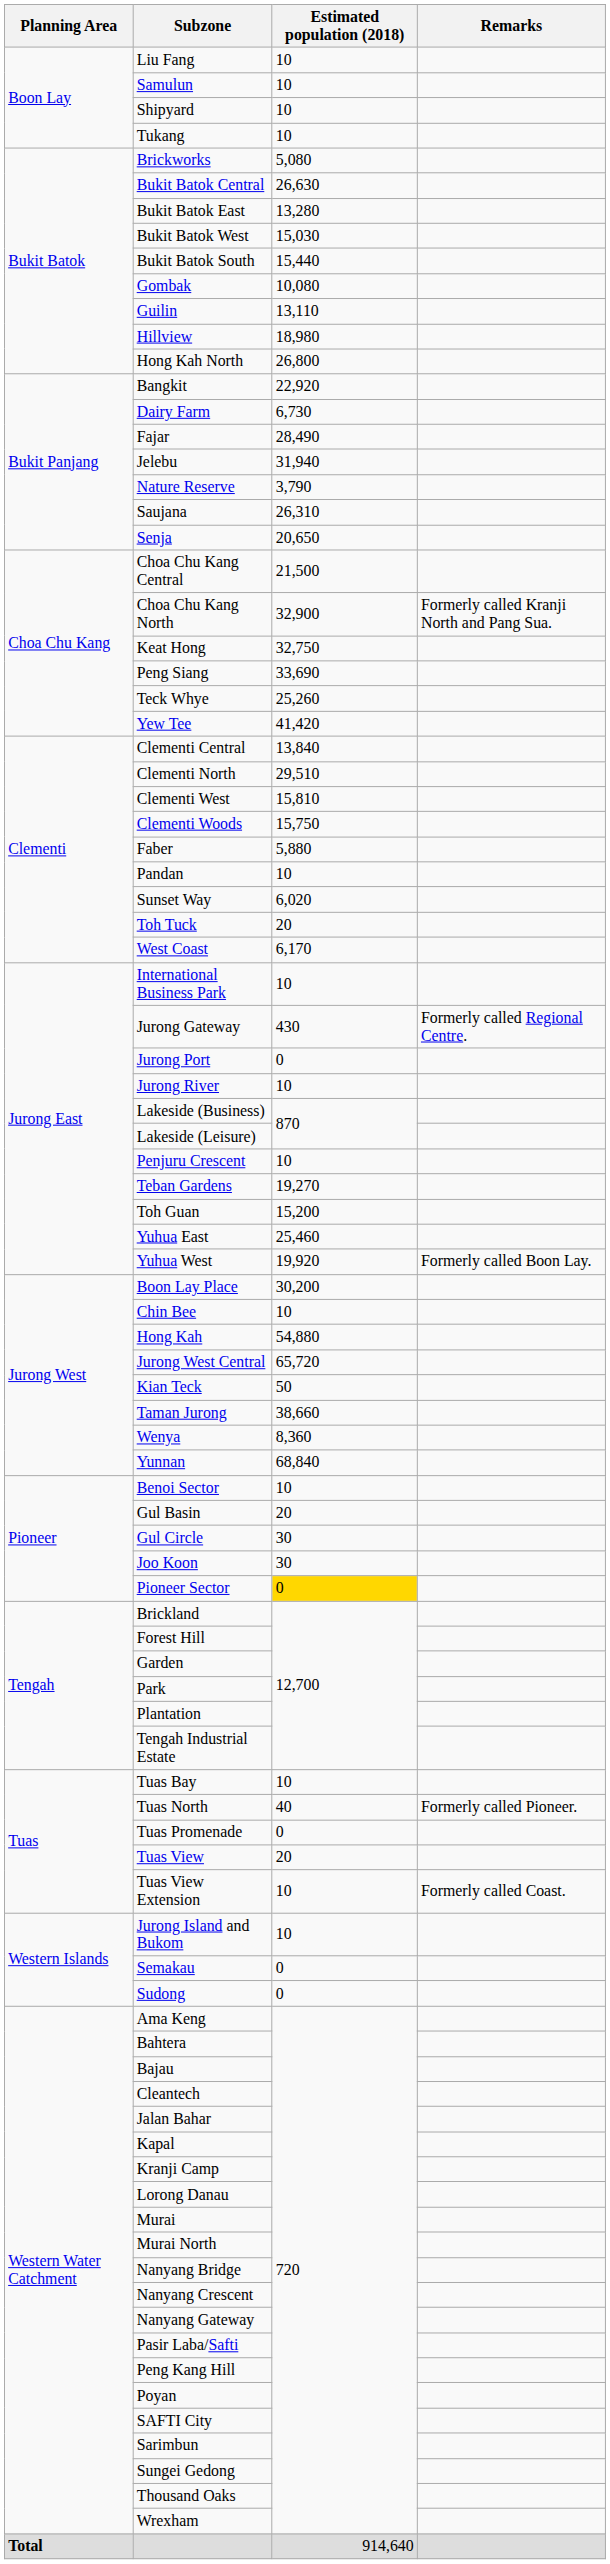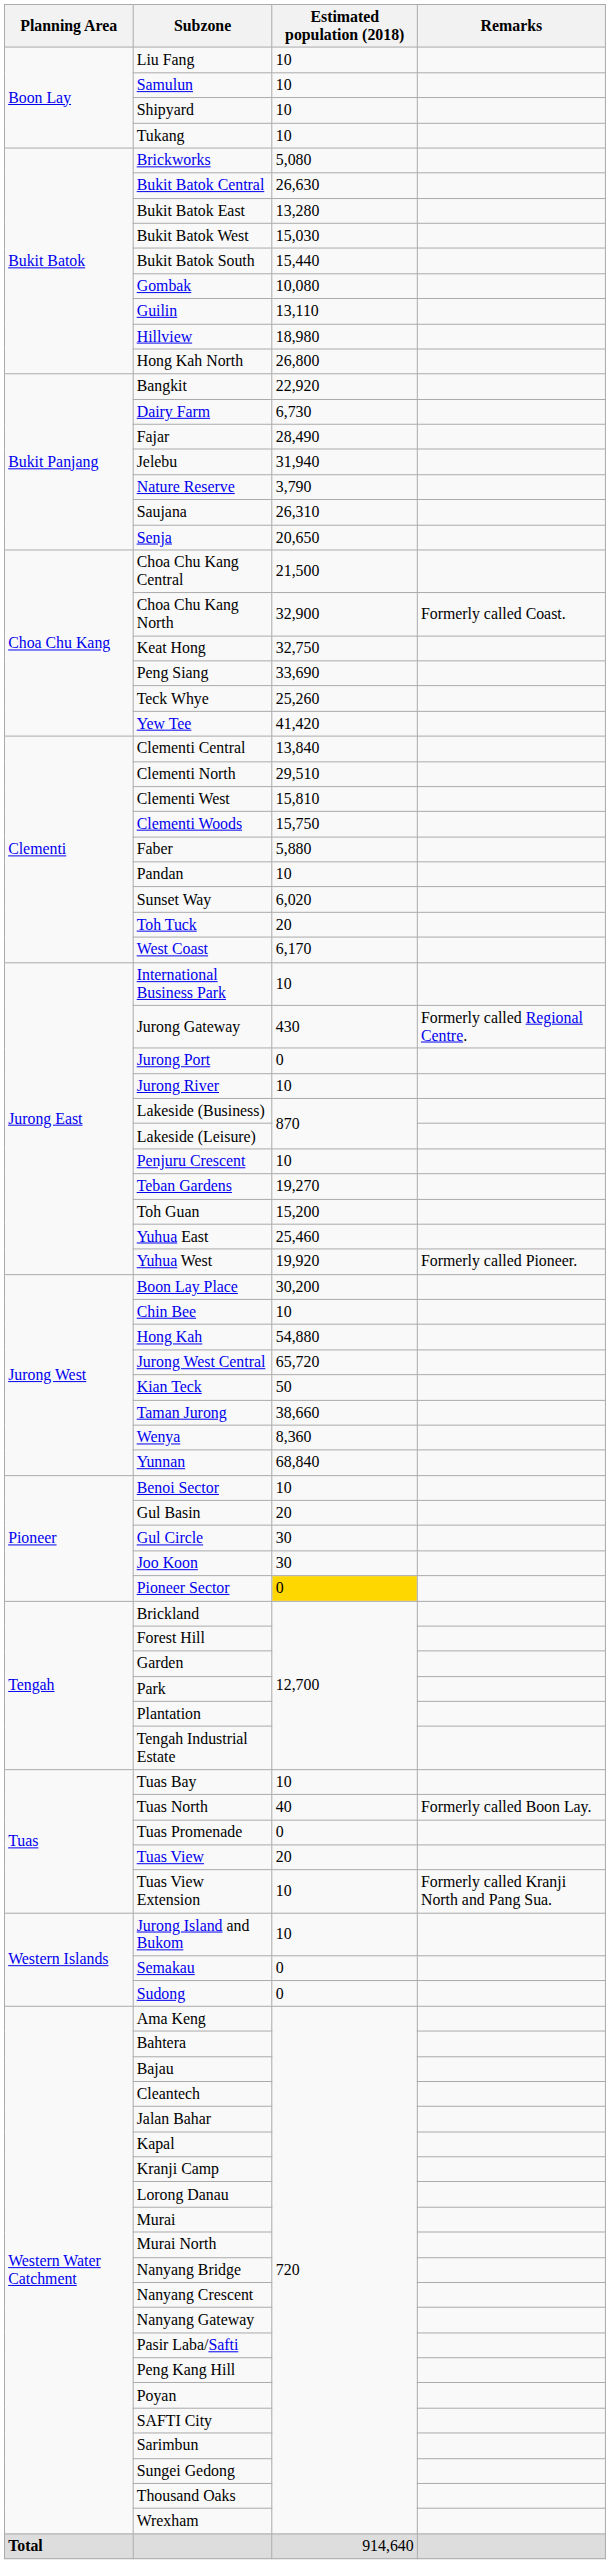(494, 614) Formerly called Kranji North and Pang Sua. -> (493, 614) Formerly called Coast.
(506, 1261) Formerly called Boon Lay. -> (499, 1261) Formerly called Pioneer.
(499, 1807) Formerly called Pioneer. -> (506, 1807) Formerly called Boon Lay.
(493, 1891) Formerly called Coast. -> (494, 1891) Formerly called Kranji North and Pang Sua.
